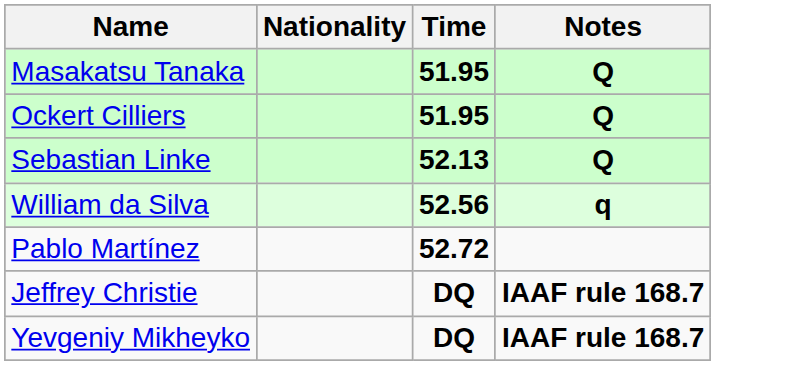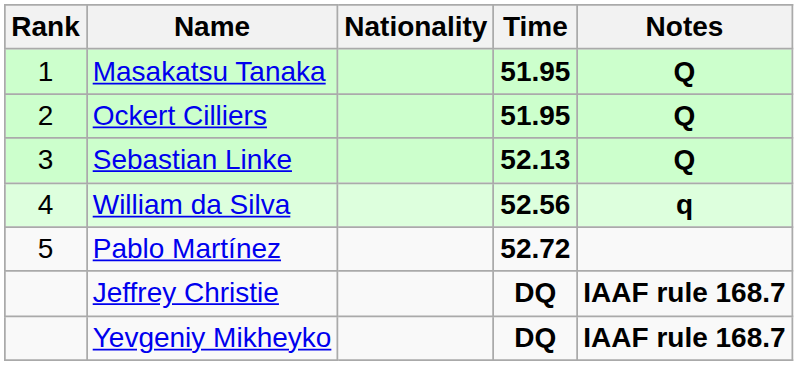+ column: (46, 26)
